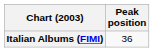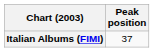(127, 39) 36 -> (127, 39) 37
